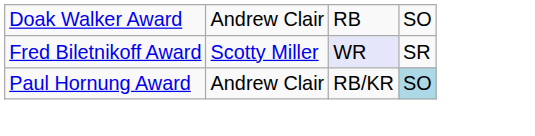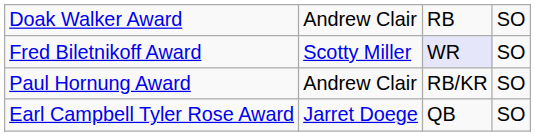(417, 51) SR -> (511, 51) SO
(417, 83) lightblue background -> (511, 83) no background
+ row: (152, 114)
